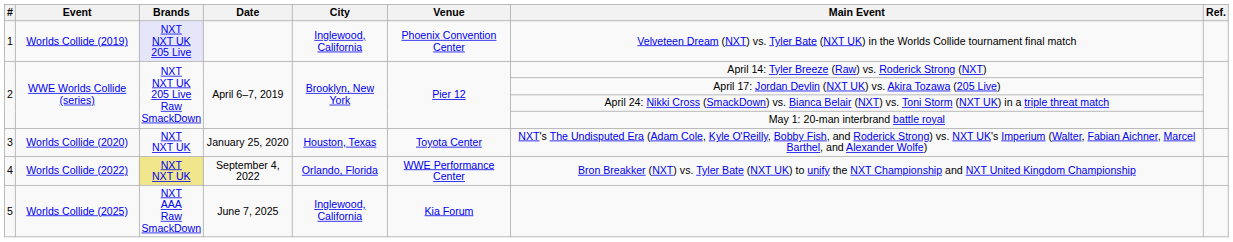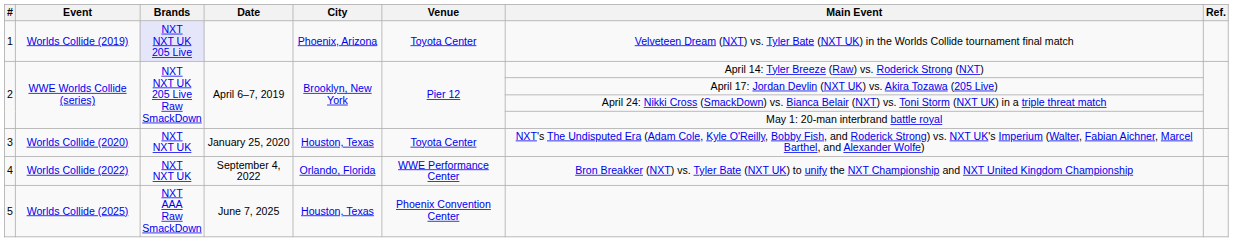(340, 41) Inglewood, California -> (337, 41) Phoenix, Arizona
(449, 41) Phoenix Convention Center -> (443, 41) Toyota Center
(171, 170) khaki background -> (172, 170) no background
(340, 210) Inglewood, California -> (337, 210) Houston, Texas
(449, 210) Kia Forum -> (443, 210) Phoenix Convention Center
